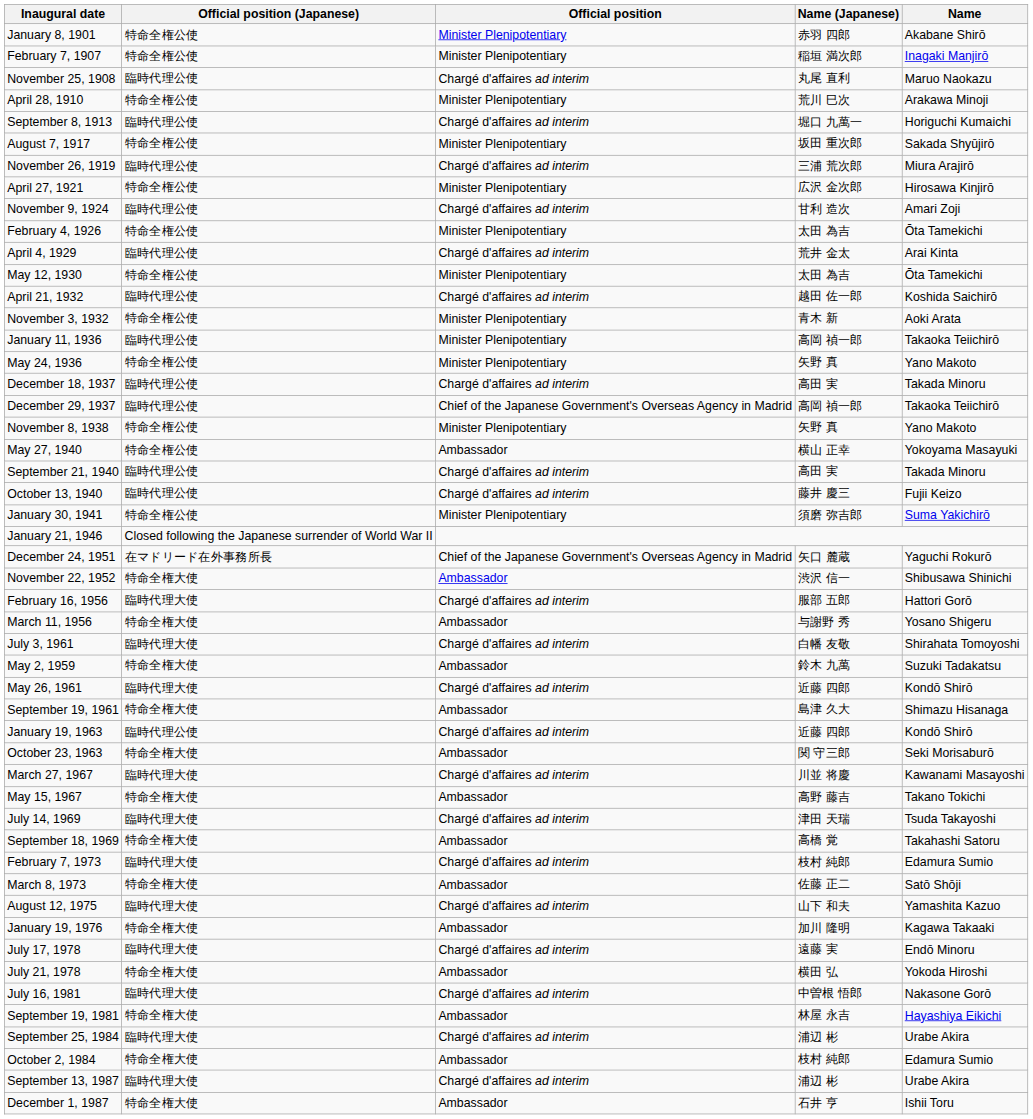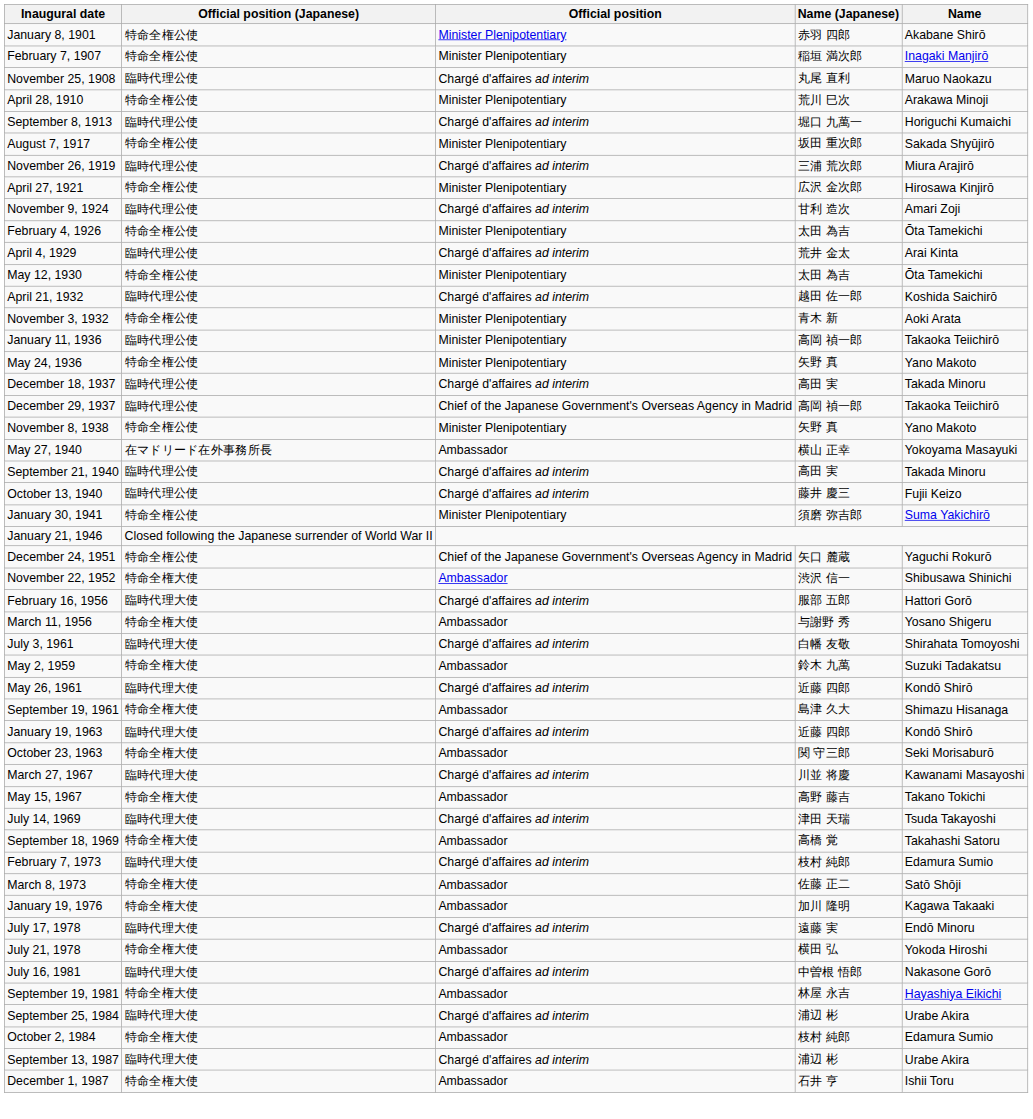(162, 449) 特命全権公使 -> (198, 449) 在マドリード在外事務所長
(198, 556) 在マドリード在外事務所長 -> (162, 556) 特命全権公使
(162, 731) 臨時代理公使 -> (162, 731) 臨時代理大使
- row: (52, 906)
